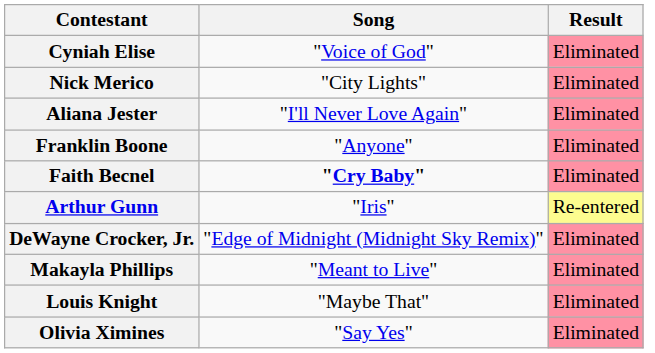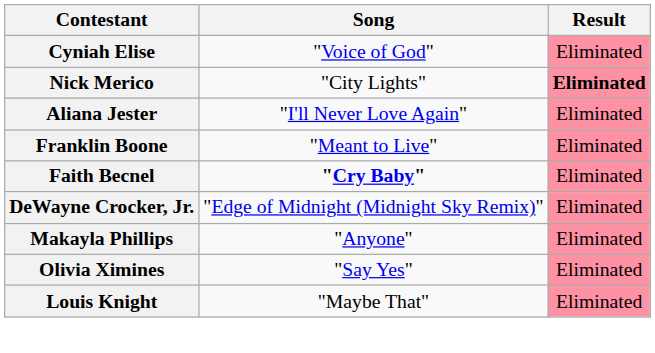(596, 82) normal -> (599, 82) bold
(373, 144) "Anyone" -> (373, 144) "Meant to Live"
- row: (102, 207)
(373, 269) "Meant to Live" -> (373, 238) "Anyone"
rows swapped: (102, 332) <-> (102, 301)
